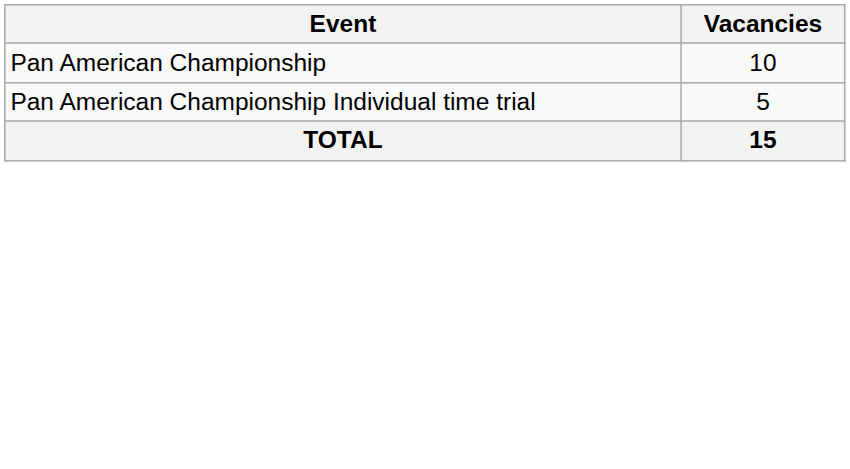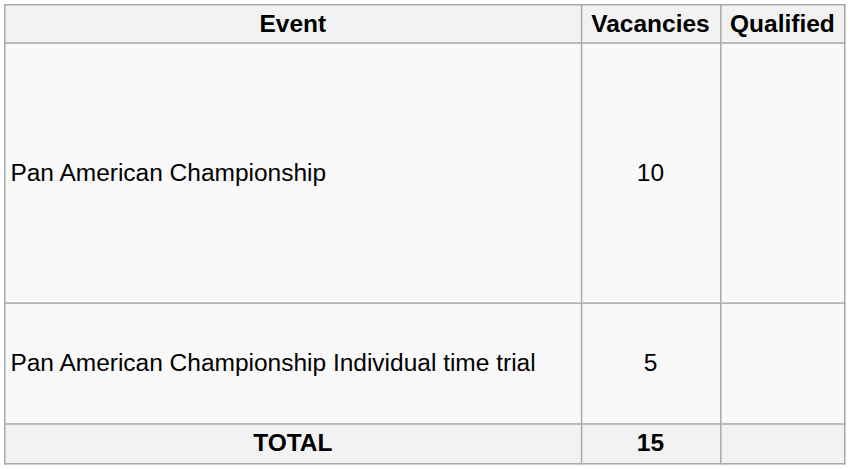+ column: (782, 23)
